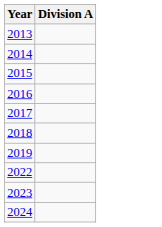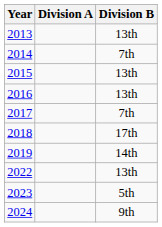+ column: (126, 14)
